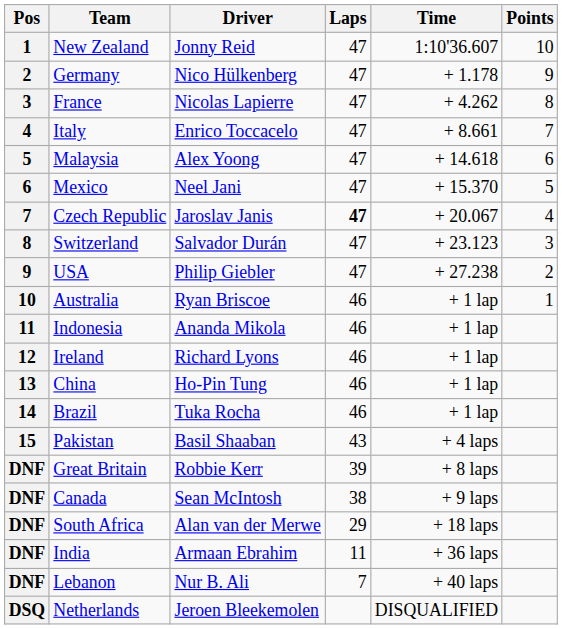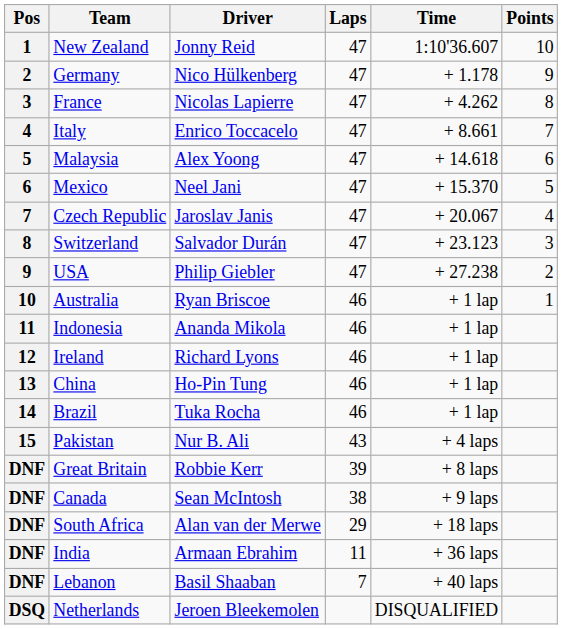(358, 215) bold -> (358, 215) normal
(225, 441) Basil Shaaban -> (212, 441) Nur B. Ali
(212, 581) Nur B. Ali -> (225, 581) Basil Shaaban
